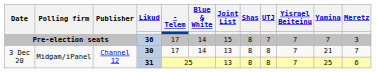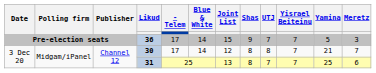(250, 39) 8 -> (250, 39) 9
(328, 39) 7 -> (328, 39) 5
(228, 51) 13 -> (228, 51) 12
(268, 62) 8 -> (268, 62) 7
